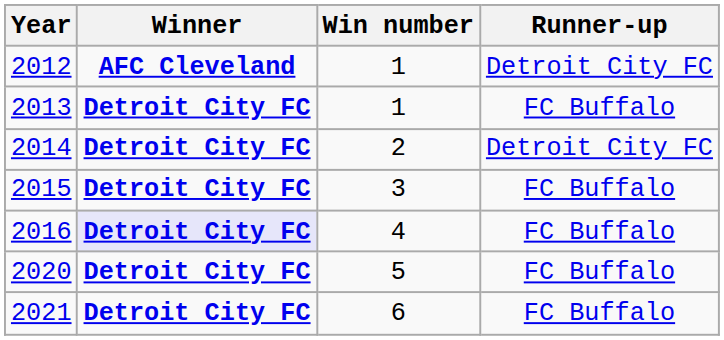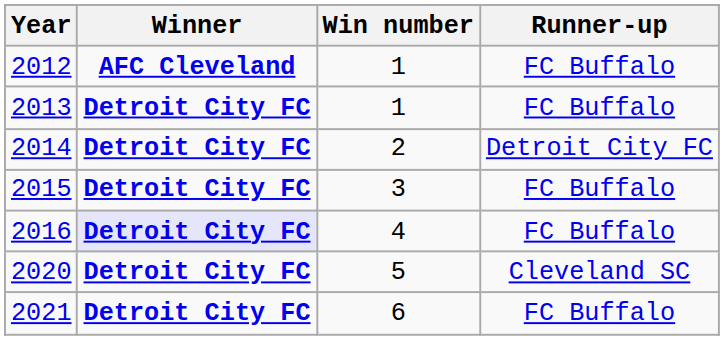(599, 67) Detroit City FC -> (599, 67) FC Buffalo
(599, 272) FC Buffalo -> (599, 272) Cleveland SC
